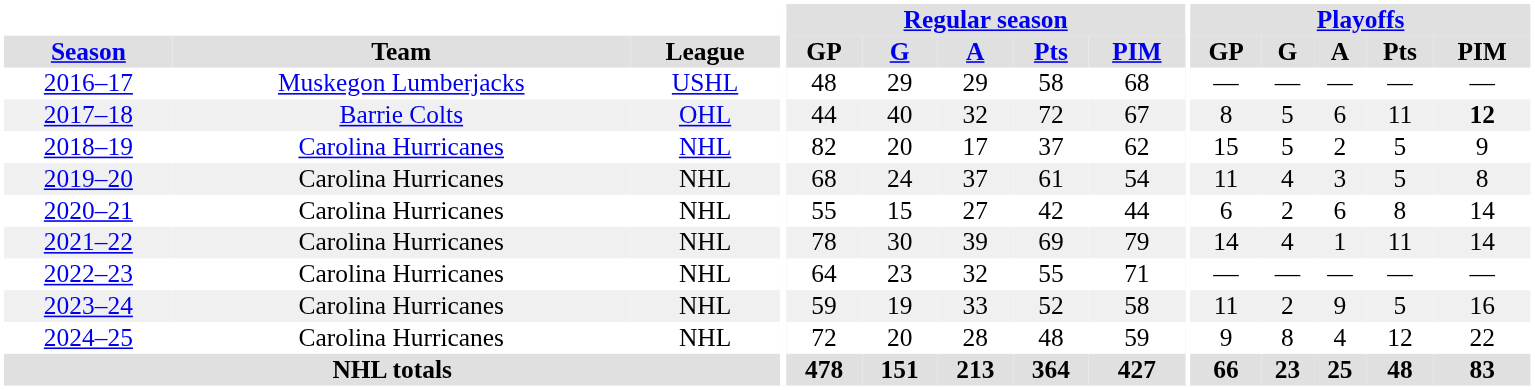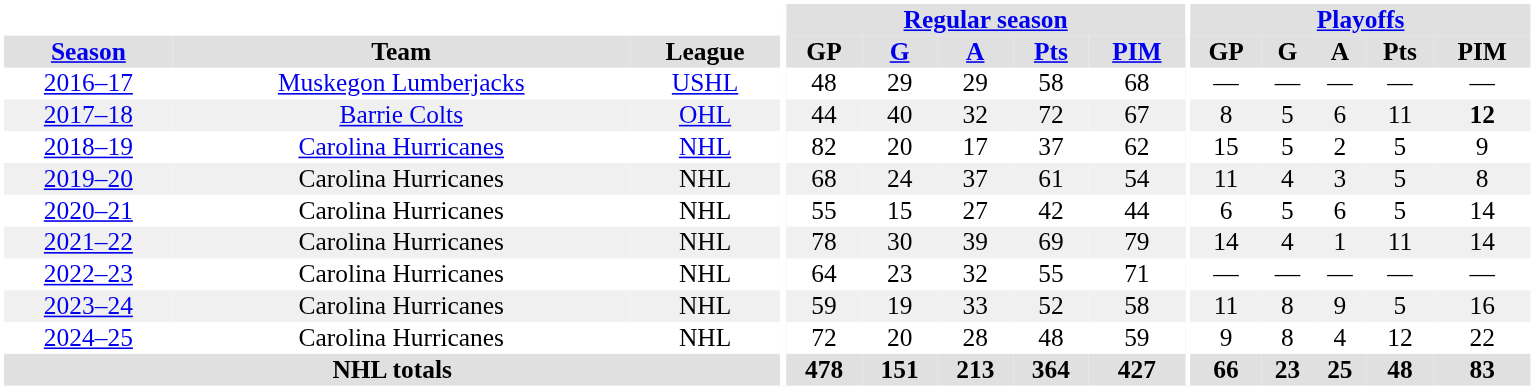(1287, 210) 2 -> (1287, 210) 5
(1400, 210) 8 -> (1400, 210) 5
(1287, 305) 2 -> (1287, 305) 8
